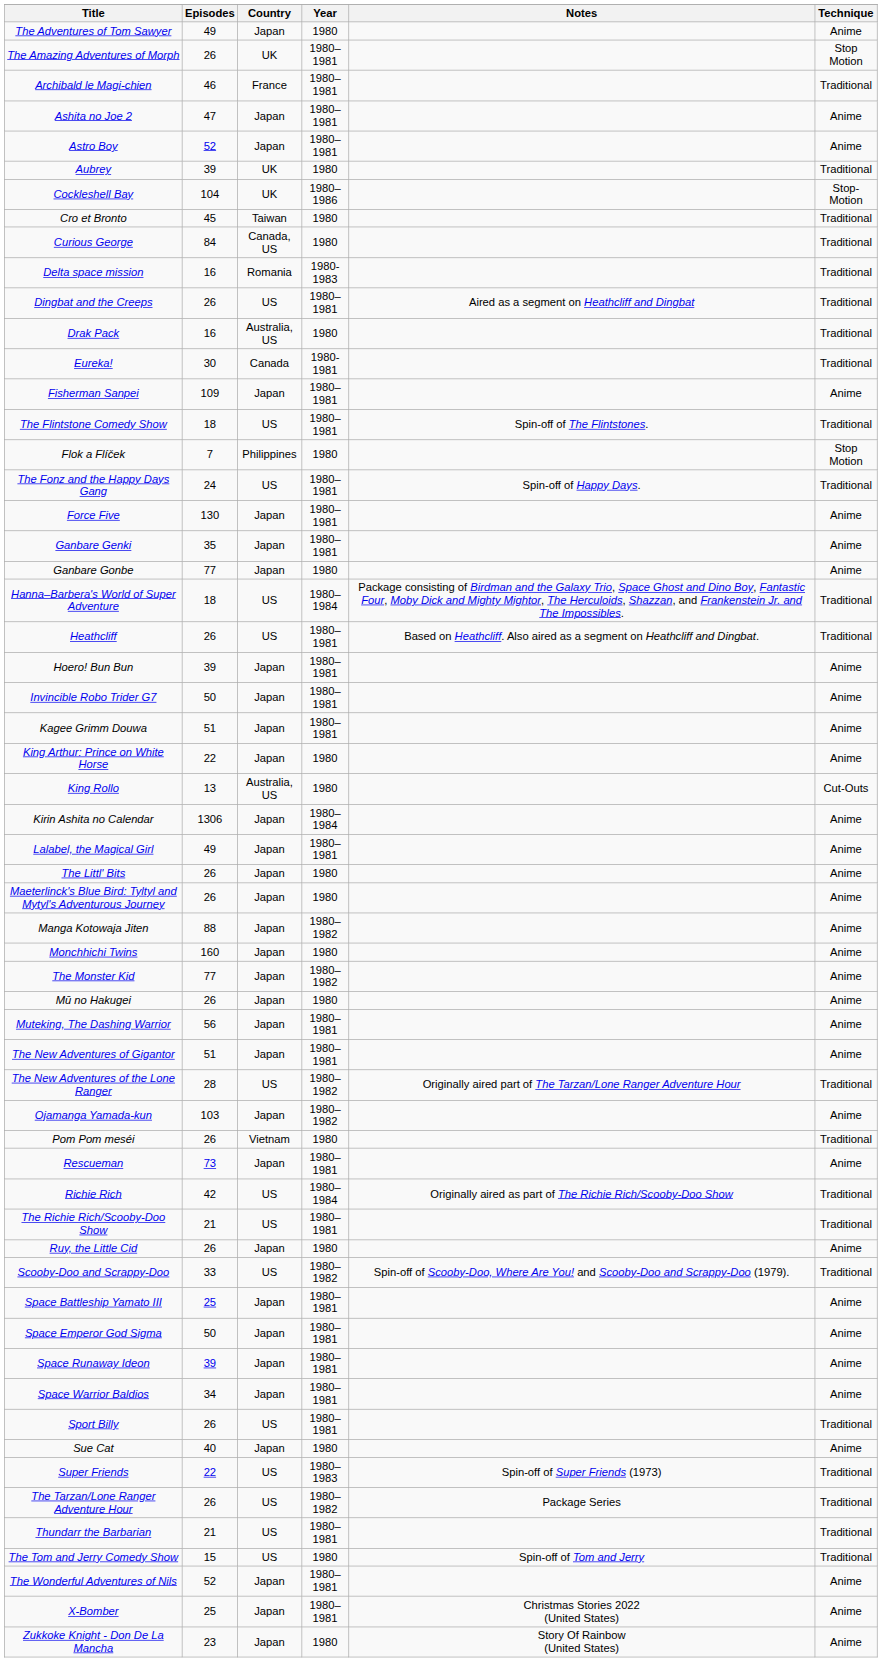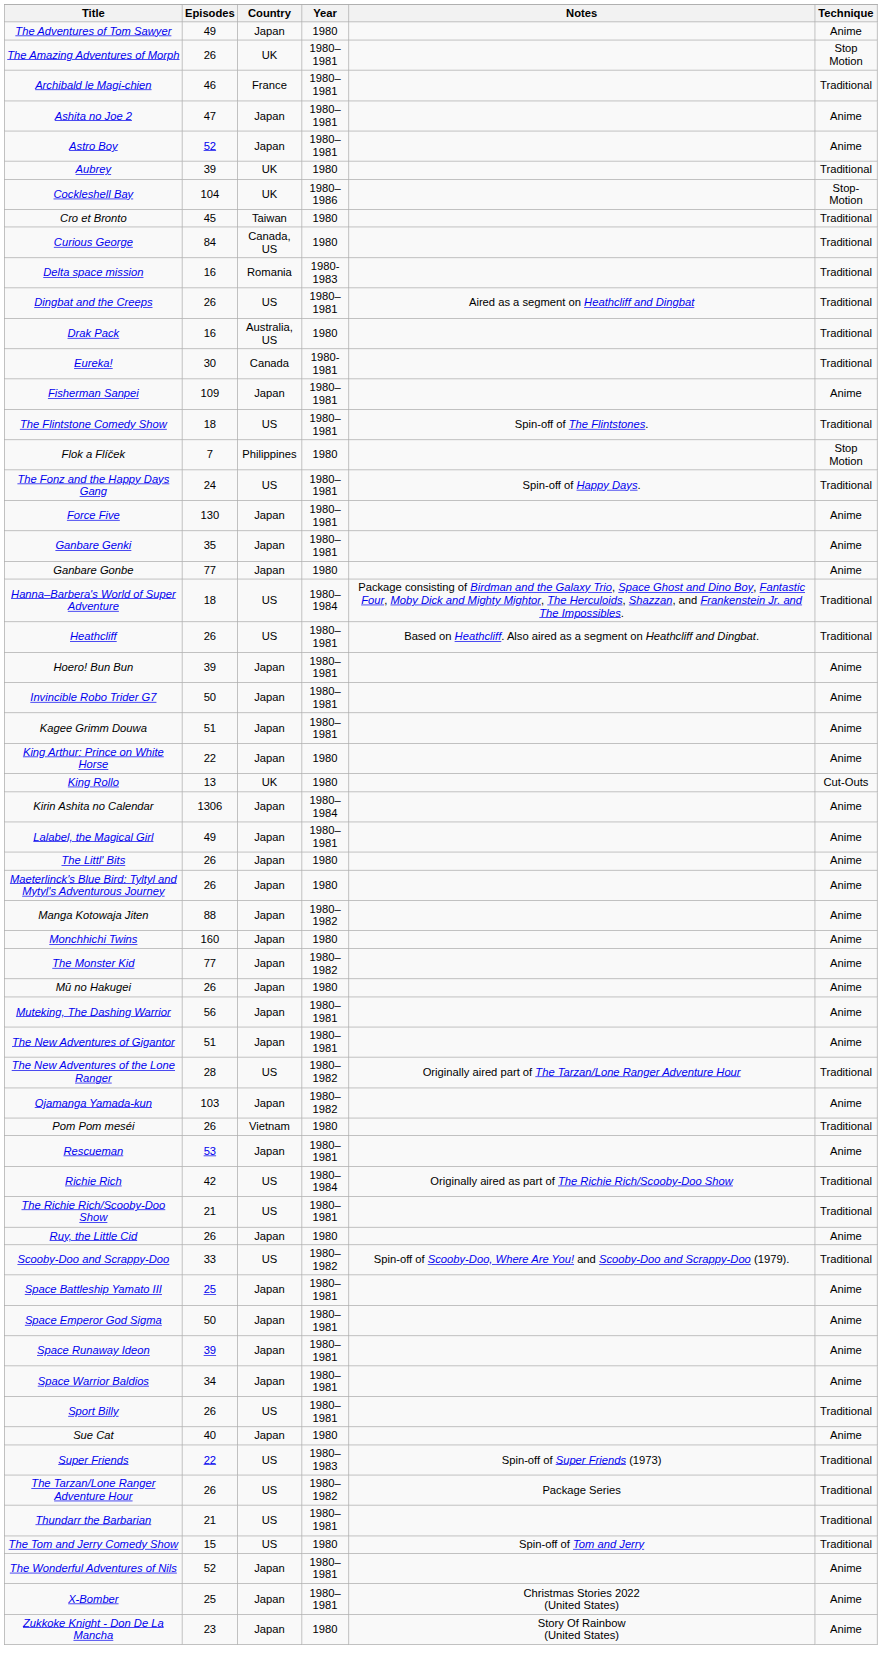(269, 789) Australia, US -> (269, 782) UK
(210, 1163) 73 -> (210, 1151) 53
